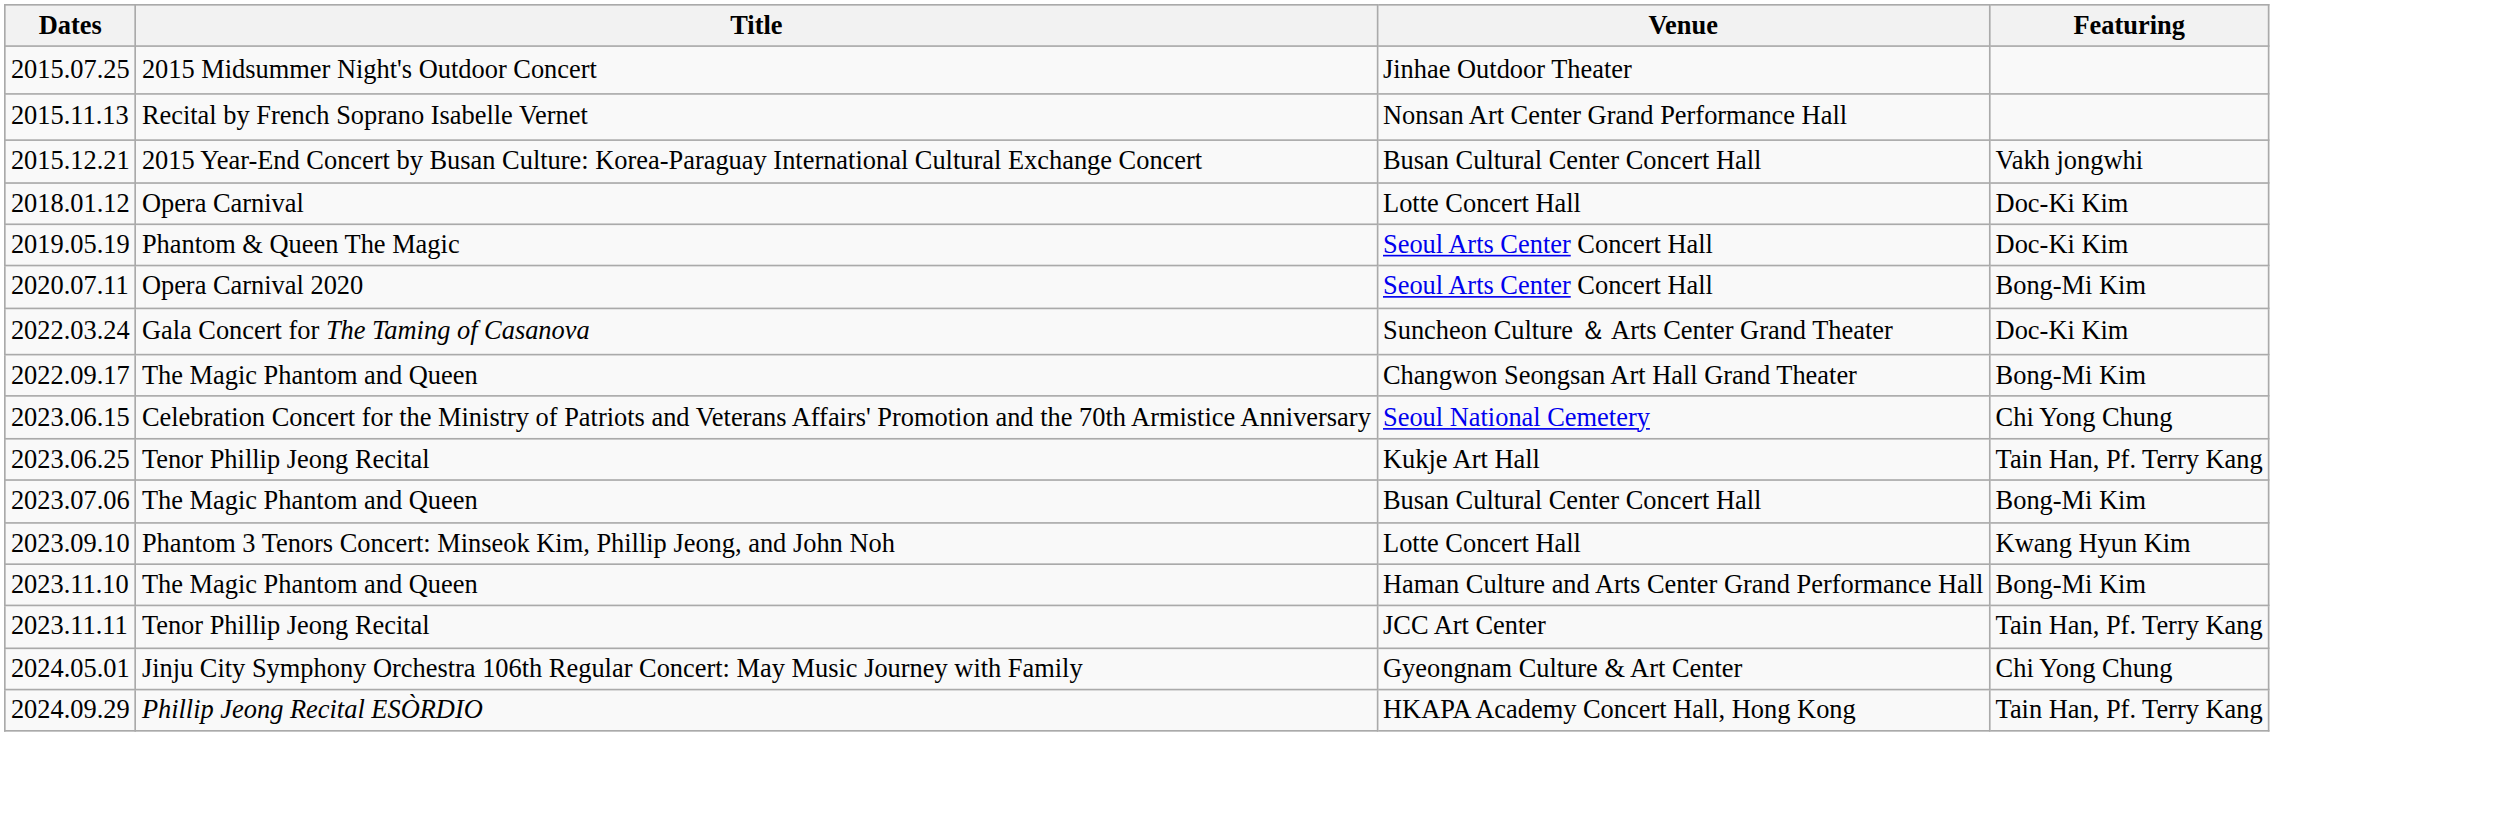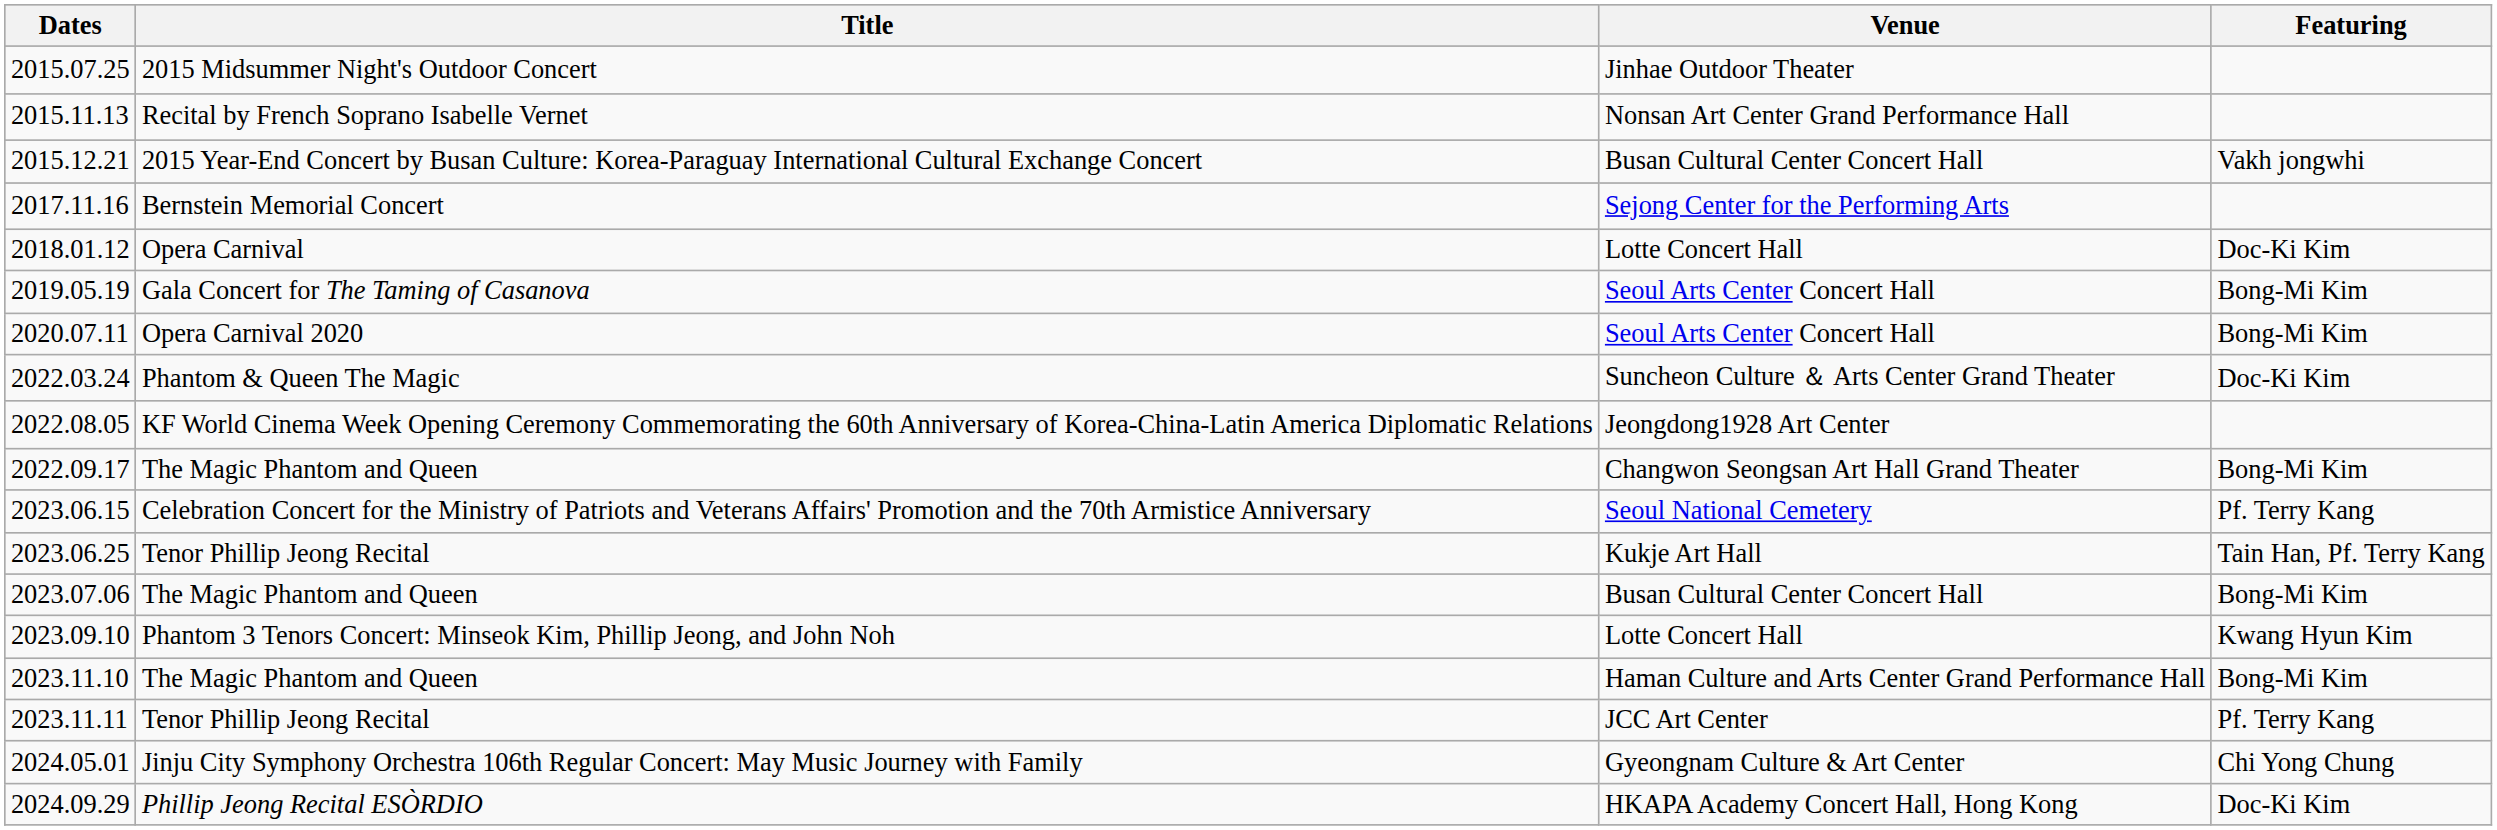+ row: (70, 205)
(301, 244) Phantom & Queen The Magic -> (366, 291) Gala Concert for The Taming of Casanova
(2062, 244) Doc-Ki Kim -> (2293, 291) Bong-Mi Kim
(366, 330) Gala Concert for The Taming of Casanova -> (301, 377) Phantom & Queen The Magic
+ row: (70, 424)
(2084, 417) Chi Yong Chung -> (2296, 510) Pf. Terry Kang
(2129, 626) Tain Han, Pf. Terry Kang -> (2296, 720) Pf. Terry Kang
(2129, 710) Tain Han, Pf. Terry Kang -> (2284, 803) Doc-Ki Kim
